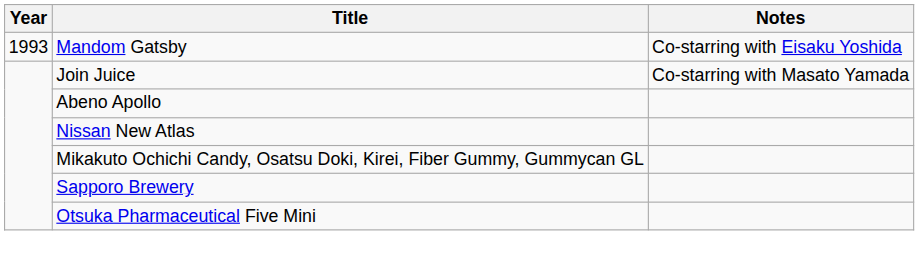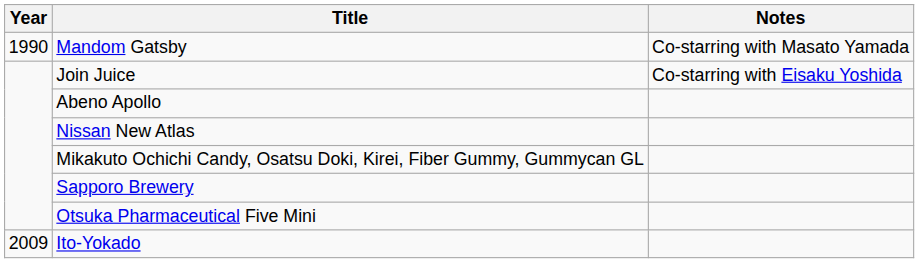(28, 46) 1993 -> (28, 46) 1990
(777, 46) Co-starring with Eisaku Yoshida -> (781, 46) Co-starring with Masato Yamada
(781, 74) Co-starring with Masato Yamada -> (777, 74) Co-starring with Eisaku Yoshida
+ row: (98, 243)
